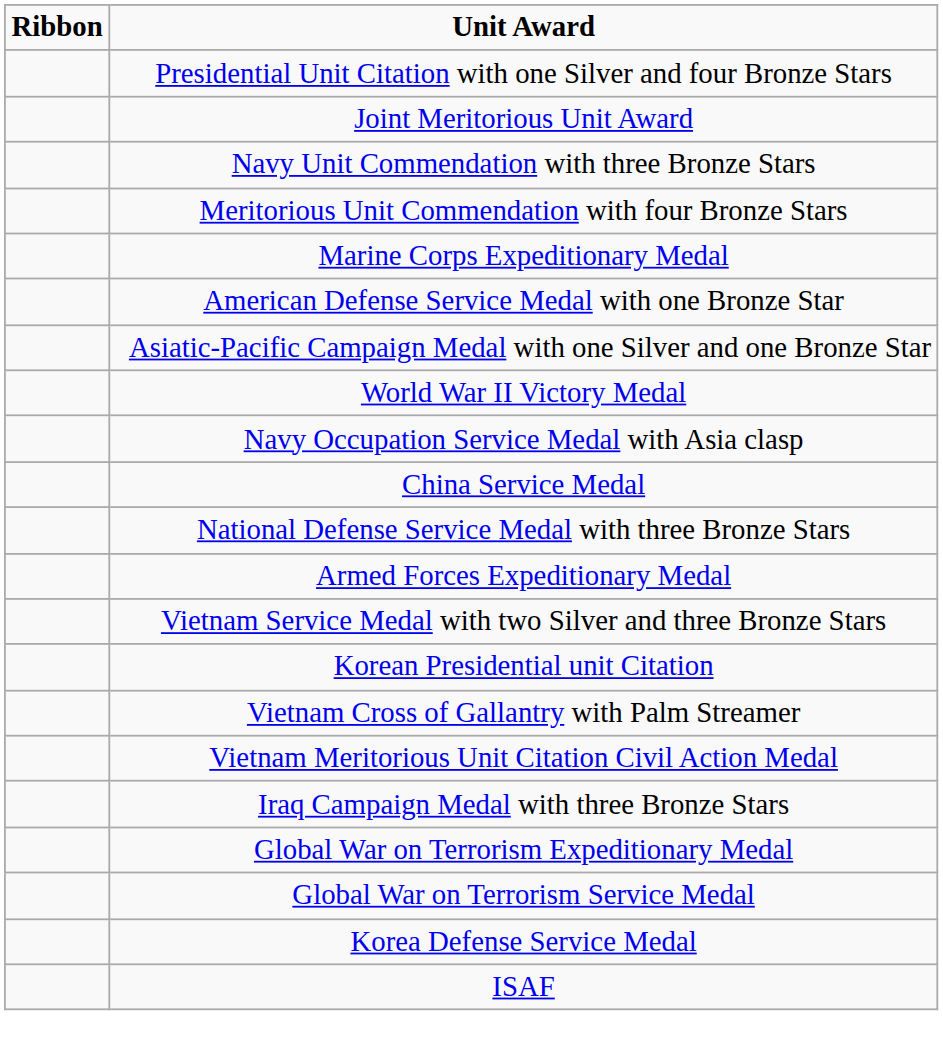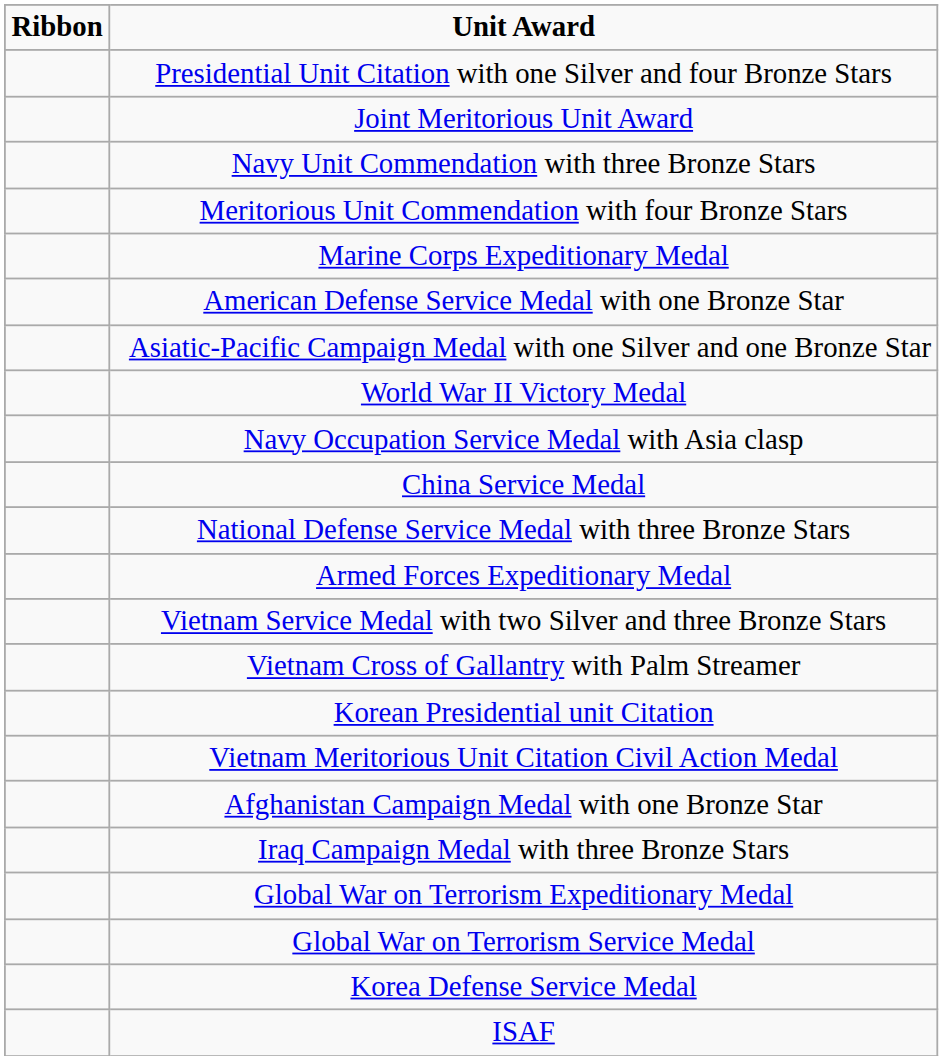rows swapped: (524, 666) <-> (524, 712)
+ row: (524, 803)
